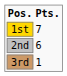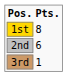(38, 29) 7 -> (38, 29) 8
